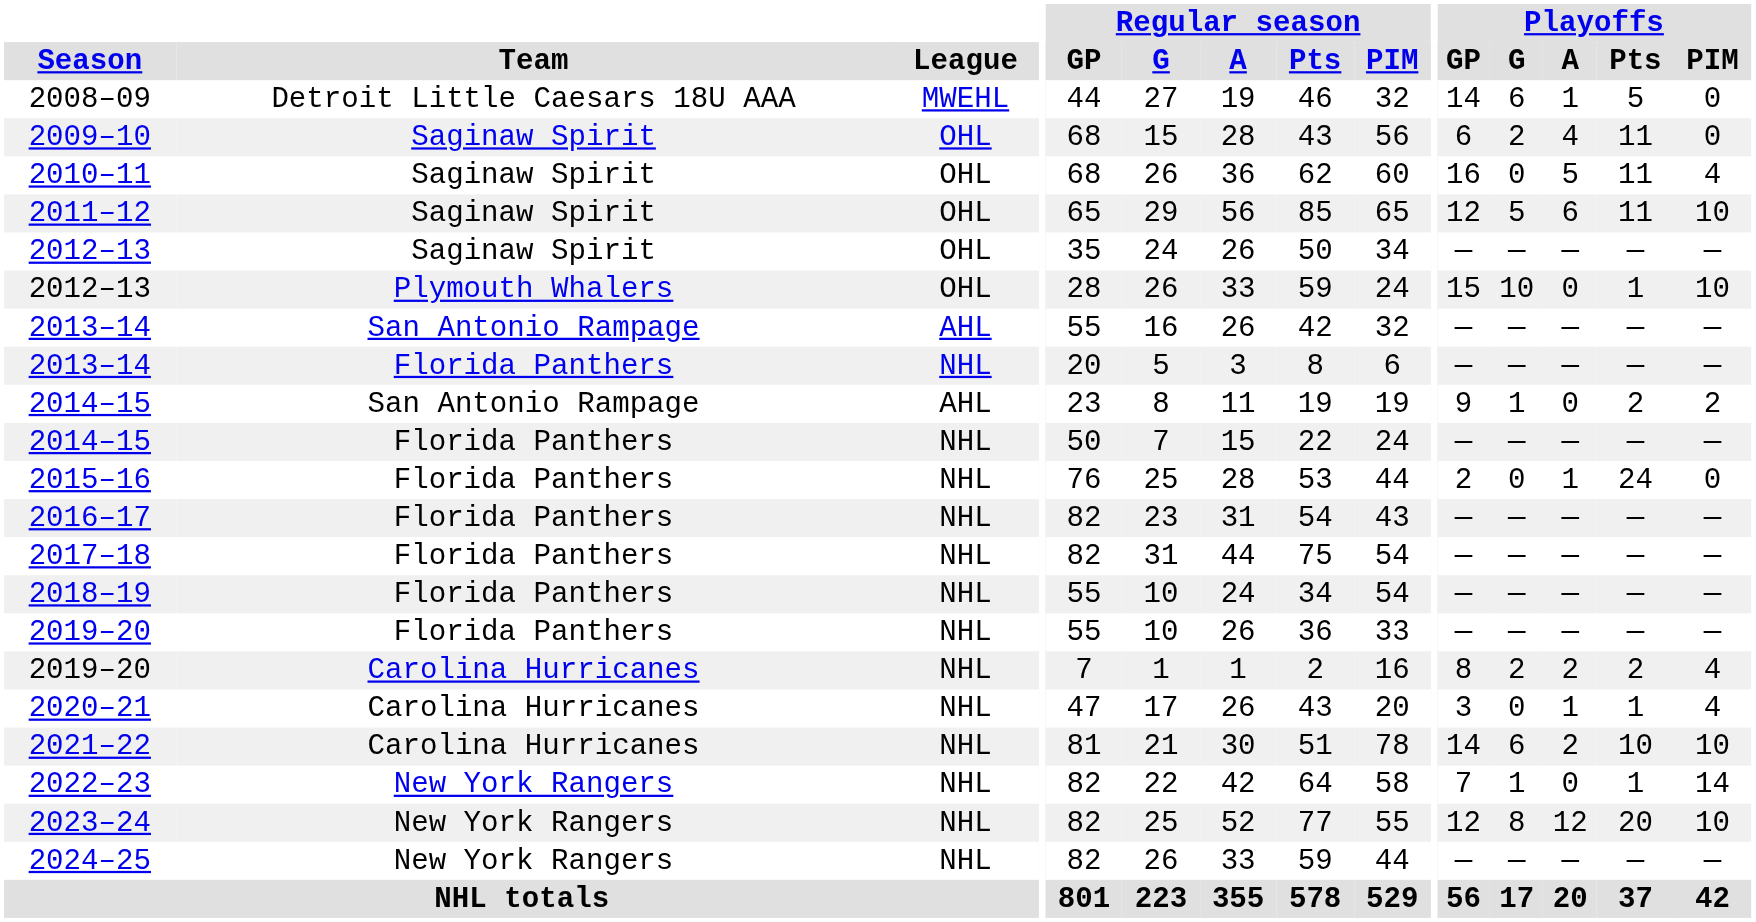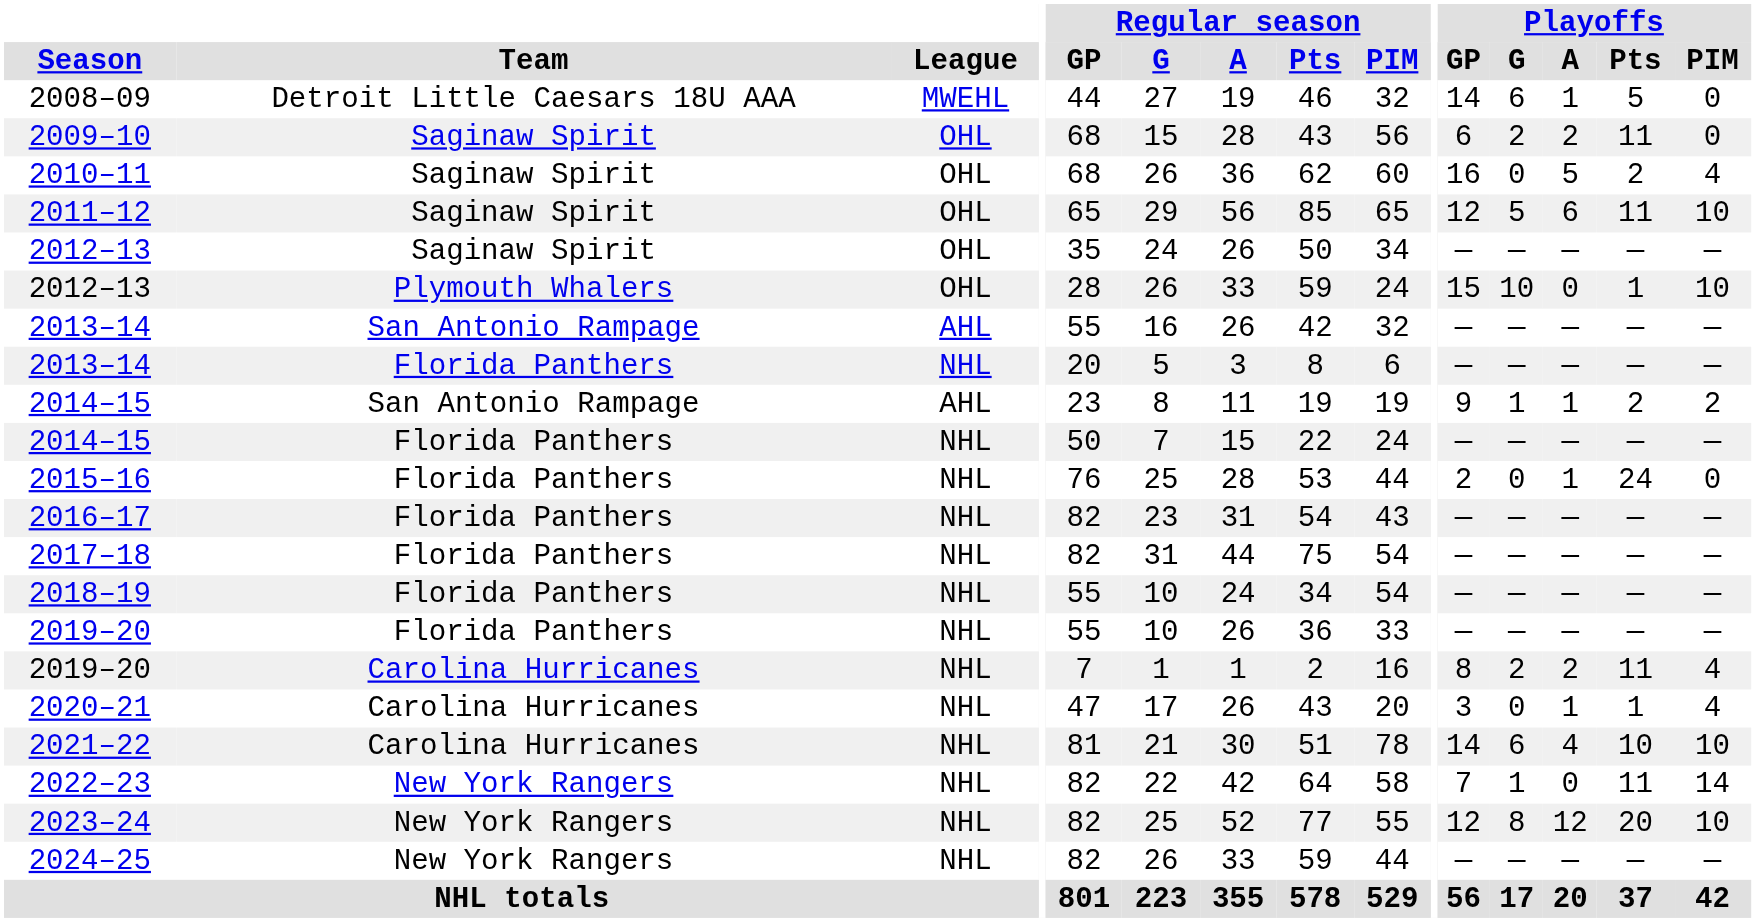(1570, 137) 4 -> (1570, 137) 2
(1635, 175) 11 -> (1635, 175) 2
(1570, 404) 0 -> (1570, 404) 1
(1635, 670) 2 -> (1635, 670) 11
(1570, 747) 2 -> (1570, 747) 4
(1635, 785) 1 -> (1635, 785) 11
